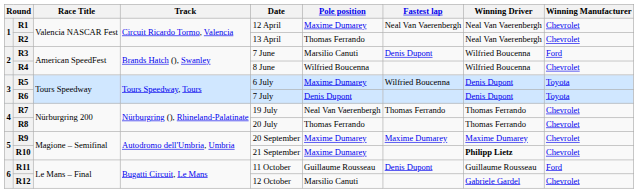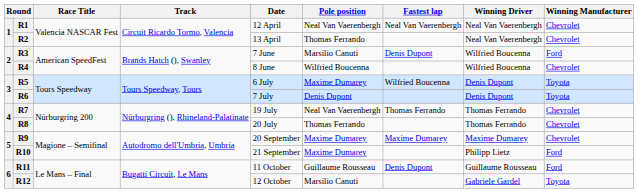(335, 25) Maxime Dumarey -> (342, 25) Neal Van Vaerenbergh
(489, 152) bold -> (488, 152) normal
(563, 152) Chevrolet -> (554, 152) Ford
(563, 180) Chevrolet -> (558, 180) Toyota
